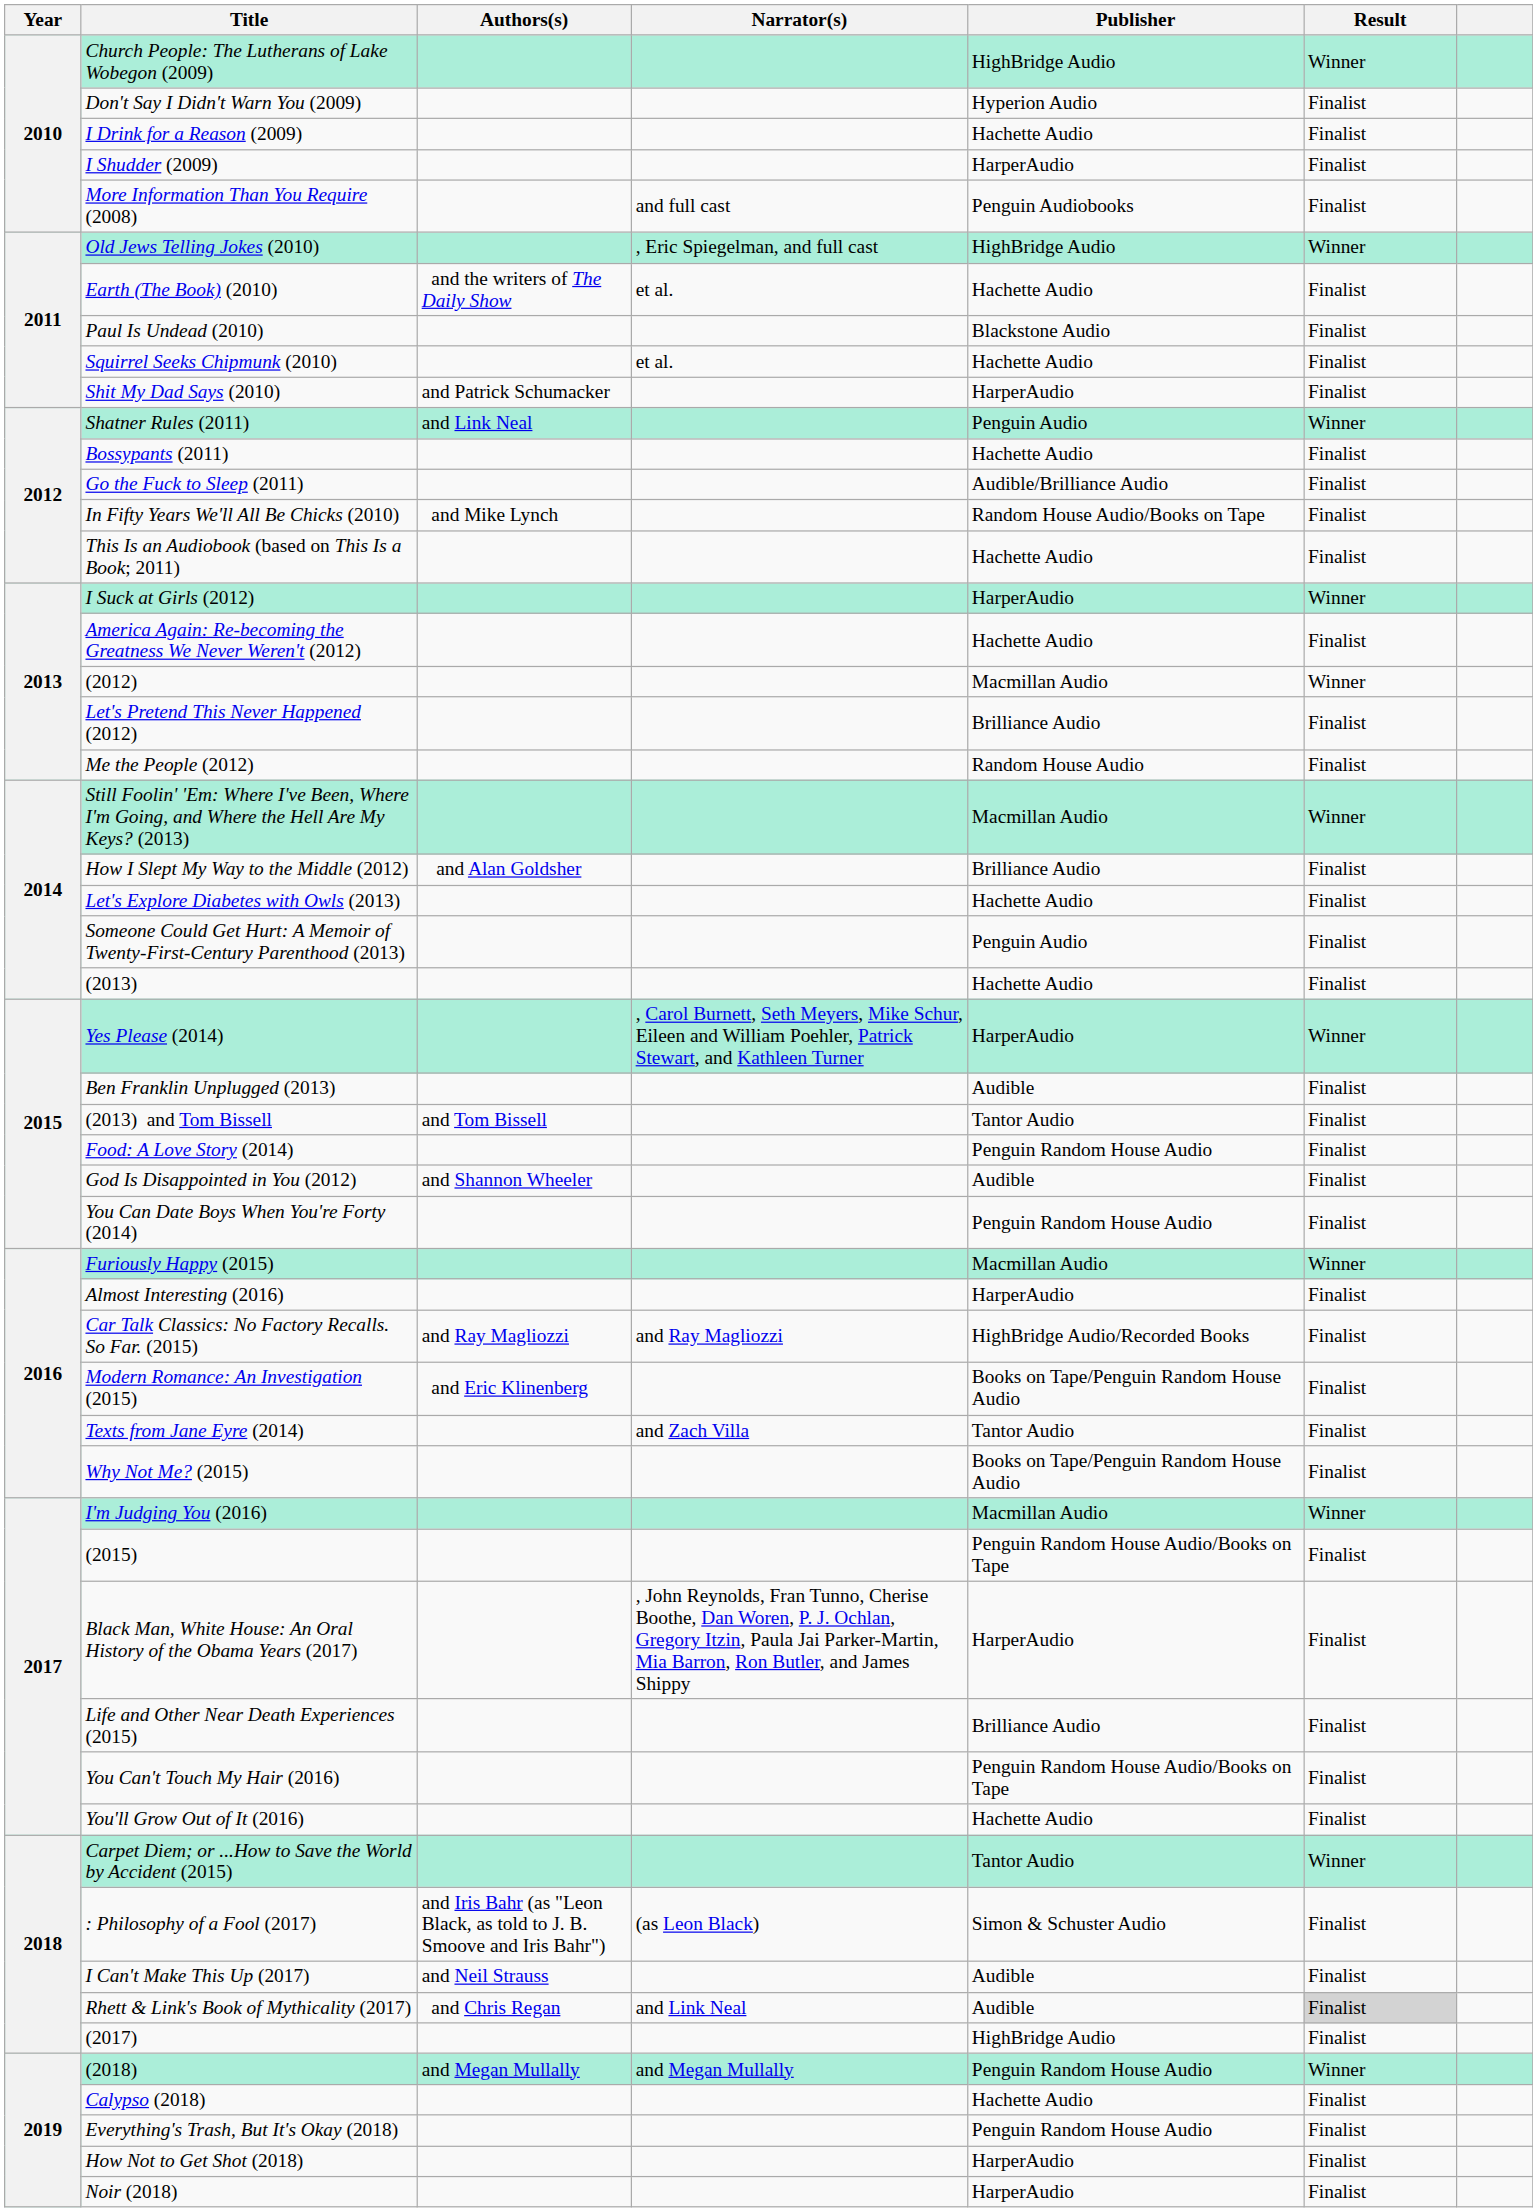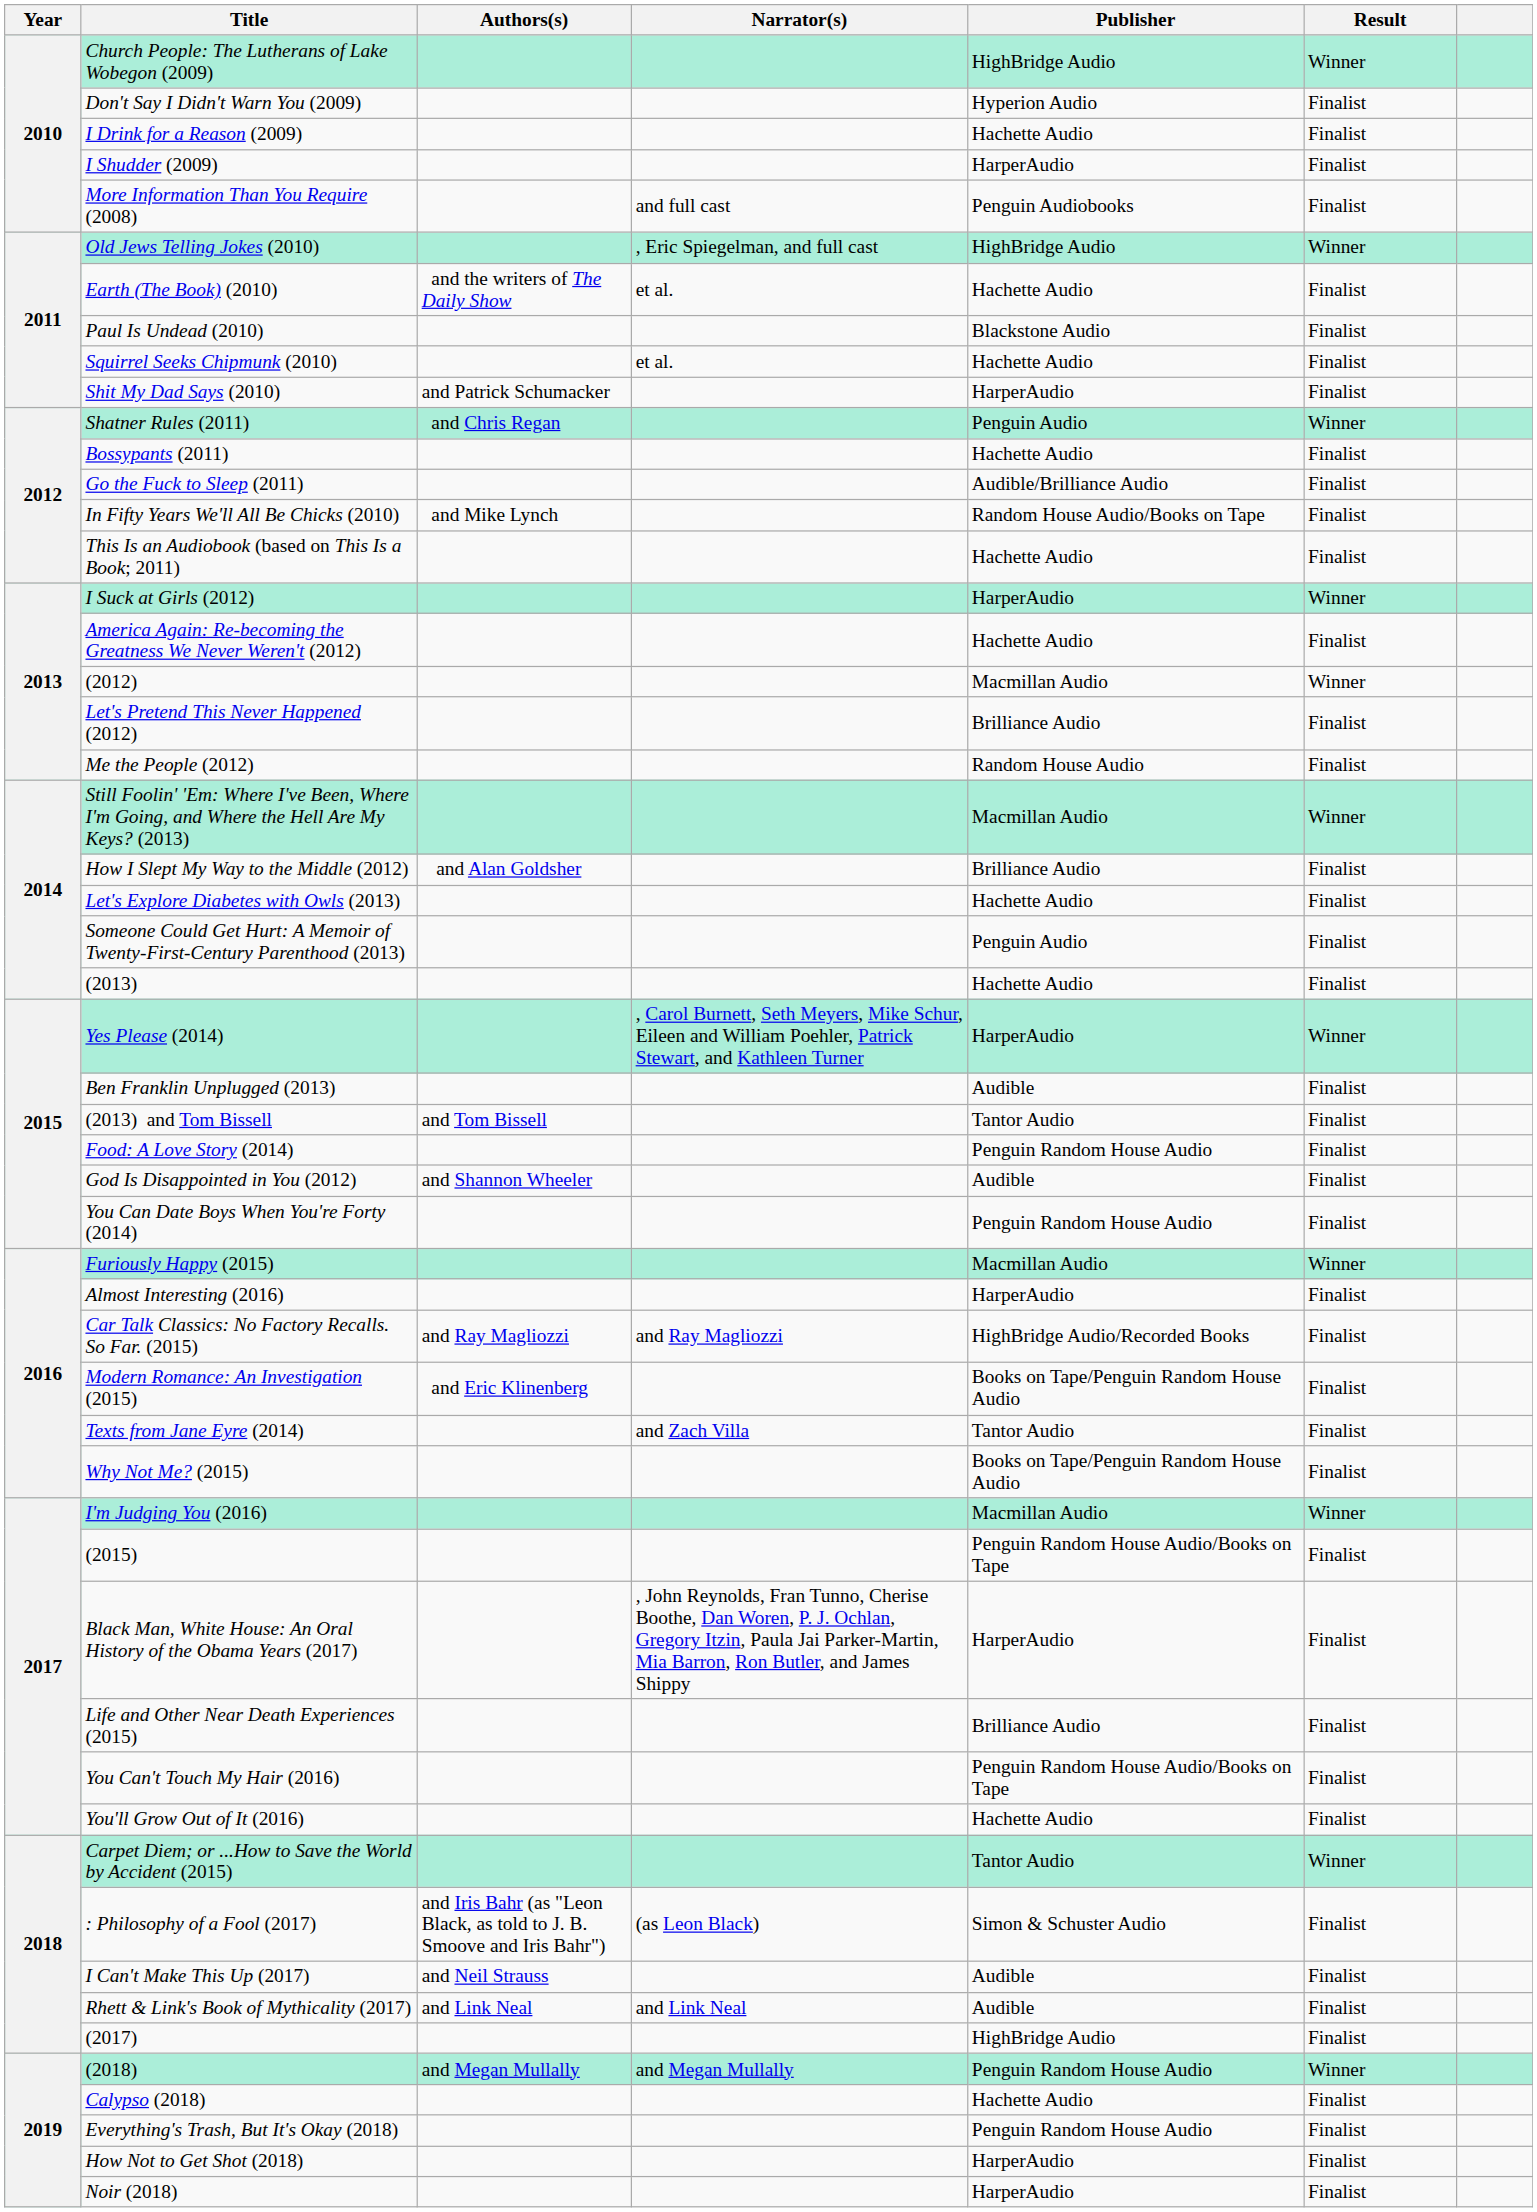(477, 422) and Link Neal -> (491, 422) and Chris Regan
(491, 2007) and Chris Regan -> (477, 2007) and Link Neal
(1337, 2007) lightgrey background -> (1337, 2007) no background
